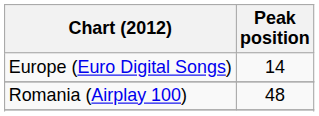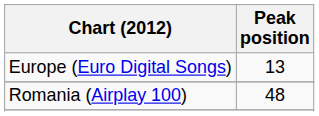(275, 67) 14 -> (275, 67) 13
